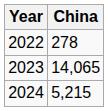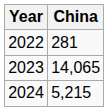(65, 42) 278 -> (65, 42) 281
